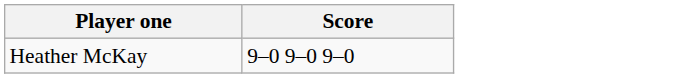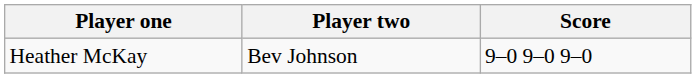+ column: (361, 21)
